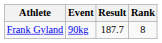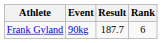(143, 30) 8 -> (143, 30) 6
